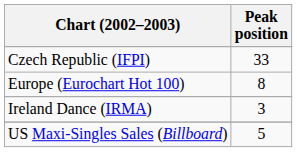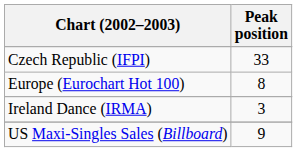(261, 134) 5 -> (261, 134) 9
